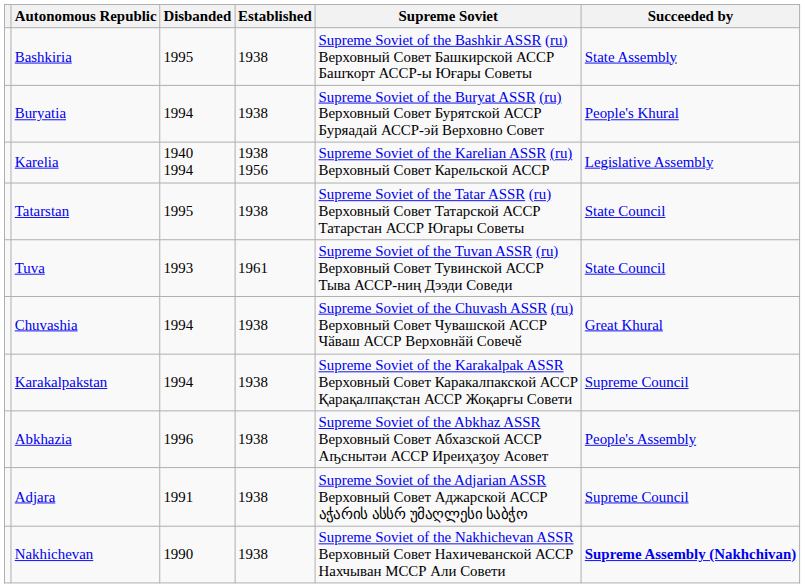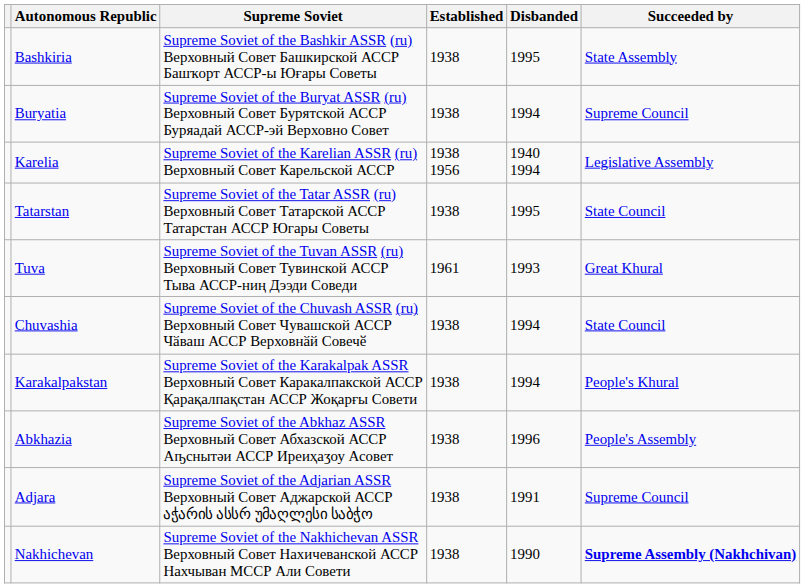columns swapped: (448, 16) <-> (197, 16)
(632, 113) People's Khural -> (637, 113) Supreme Council
(625, 268) State Council -> (624, 268) Great Khural
(624, 325) Great Khural -> (625, 325) State Council
(637, 382) Supreme Council -> (632, 382) People's Khural
